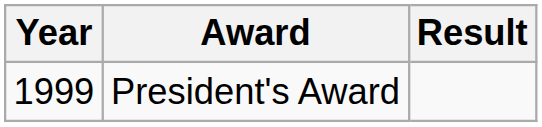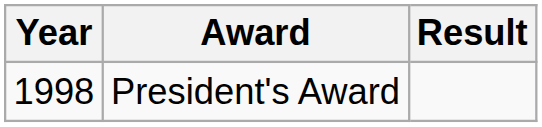(54, 90) 1999 -> (54, 90) 1998
